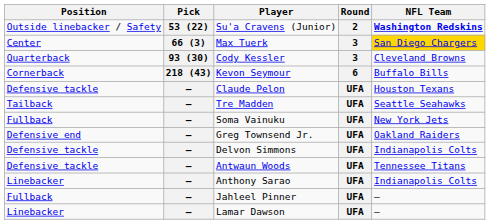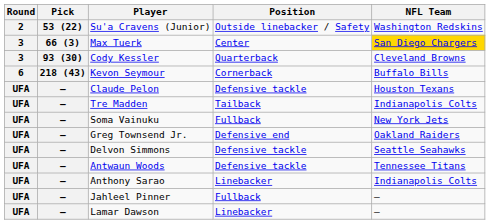columns swapped: (355, 12) <-> (84, 12)
(428, 28) bold -> (428, 28) normal
(420, 105) Seattle Seahawks -> (426, 105) Indianapolis Colts
(426, 151) Indianapolis Colts -> (420, 151) Seattle Seahawks
